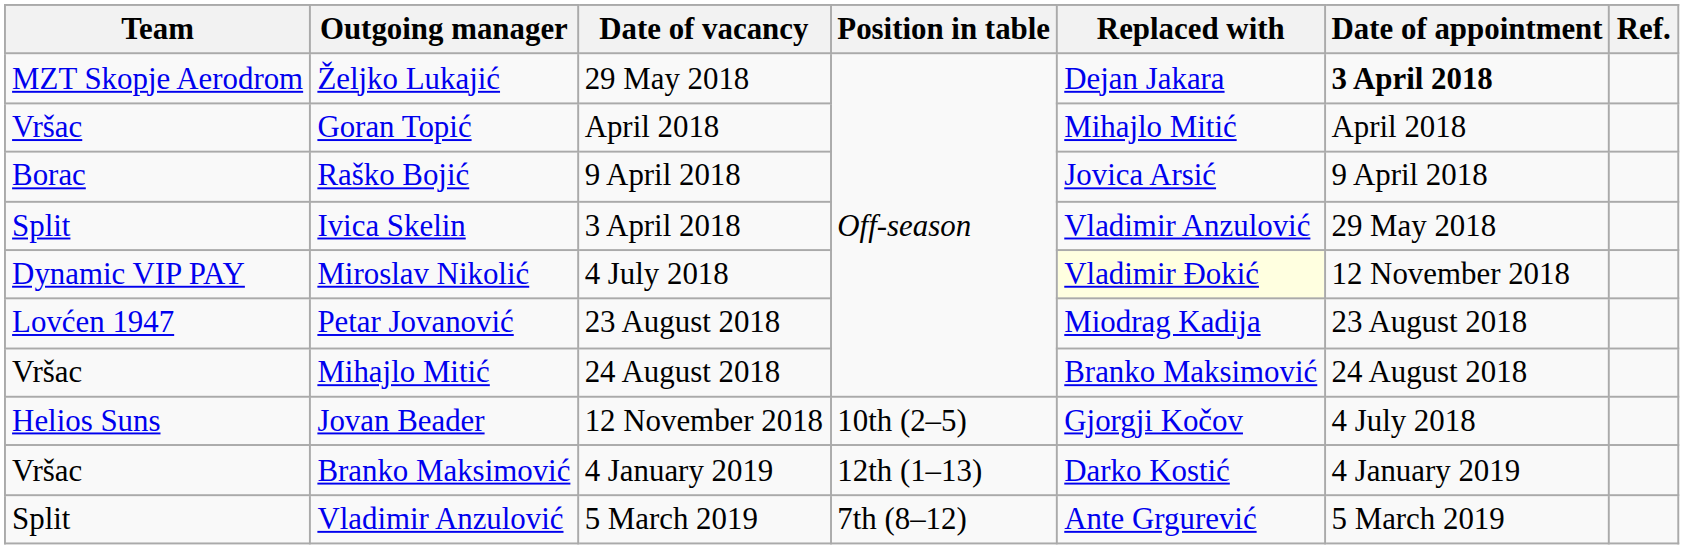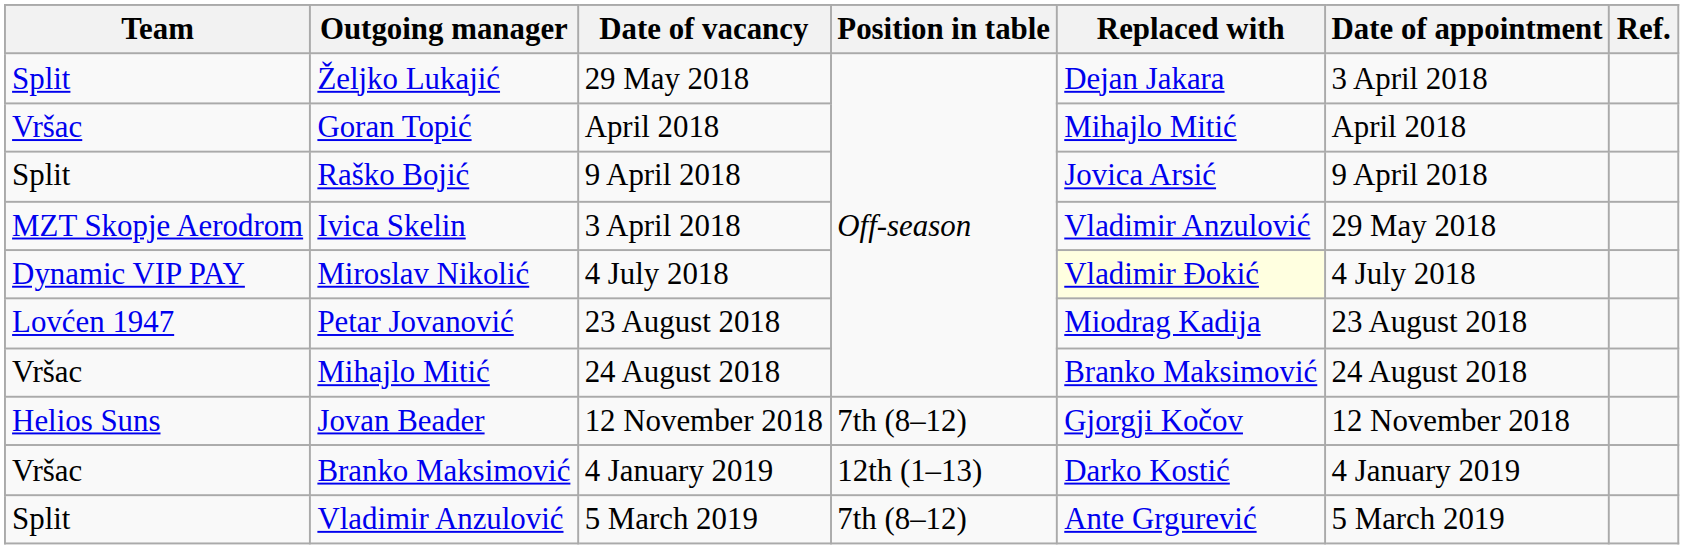(158, 77) MZT Skopje Aerodrom -> (41, 77) Split
(1412, 77) bold -> (1410, 77) normal
(49, 175) Borac -> (41, 175) Split
(41, 224) Split -> (158, 224) MZT Skopje Aerodrom
(1451, 273) 12 November 2018 -> (1404, 273) 4 July 2018
(902, 420) 10th (2–5) -> (902, 420) 7th (8–12)
(1404, 420) 4 July 2018 -> (1451, 420) 12 November 2018
